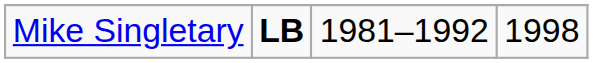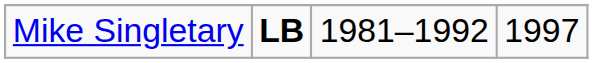(542, 31) 1998 -> (542, 31) 1997
